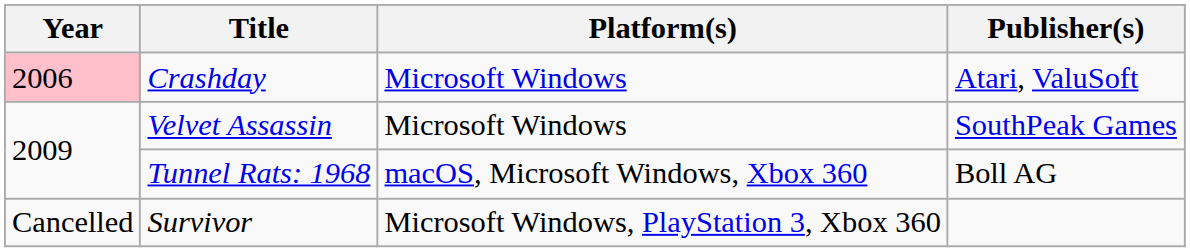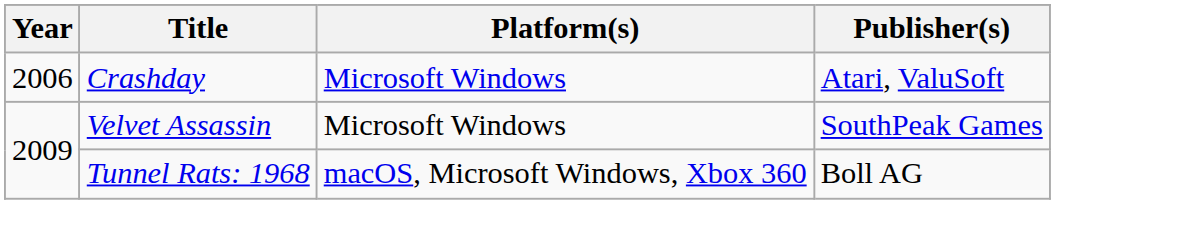(42, 76) pink background -> (42, 76) no background
- row: (200, 221)
